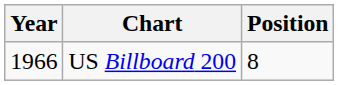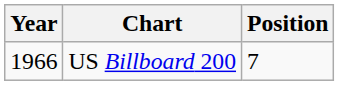(253, 60) 8 -> (253, 60) 7
